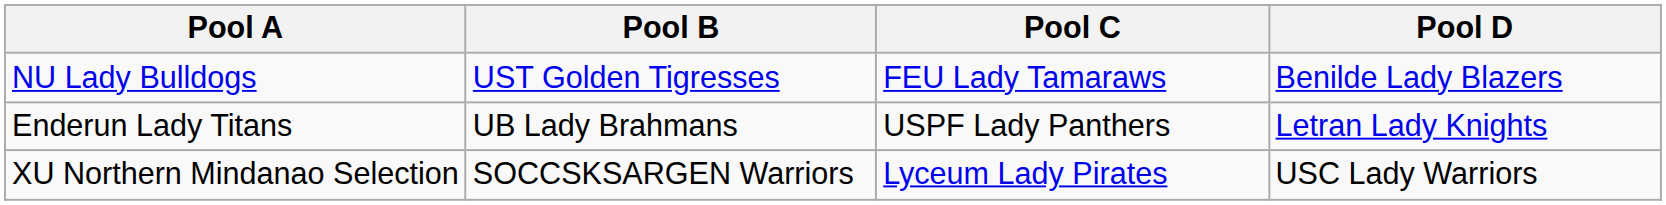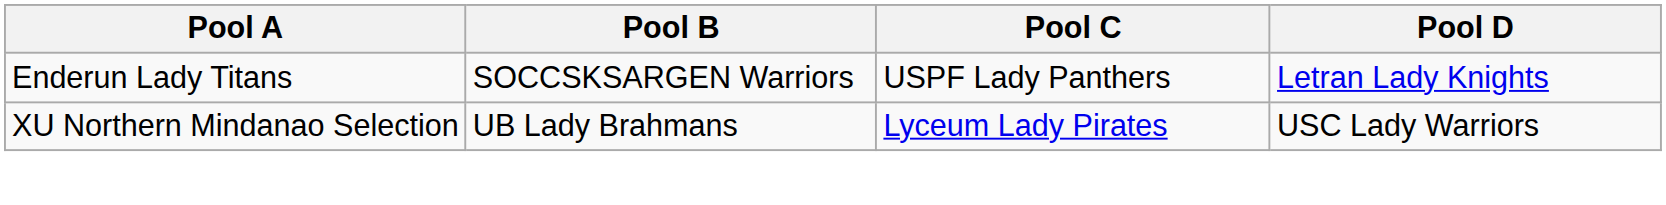- row: (134, 77)
(605, 125) UB Lady Brahmans -> (663, 77) SOCCSKSARGEN Warriors
(663, 174) SOCCSKSARGEN Warriors -> (605, 125) UB Lady Brahmans
